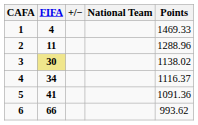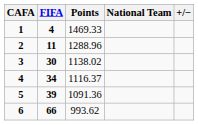columns swapped: (75, 12) <-> (174, 12)
(51, 62) khaki background -> (51, 62) no background
(51, 95) 41 -> (51, 95) 39
